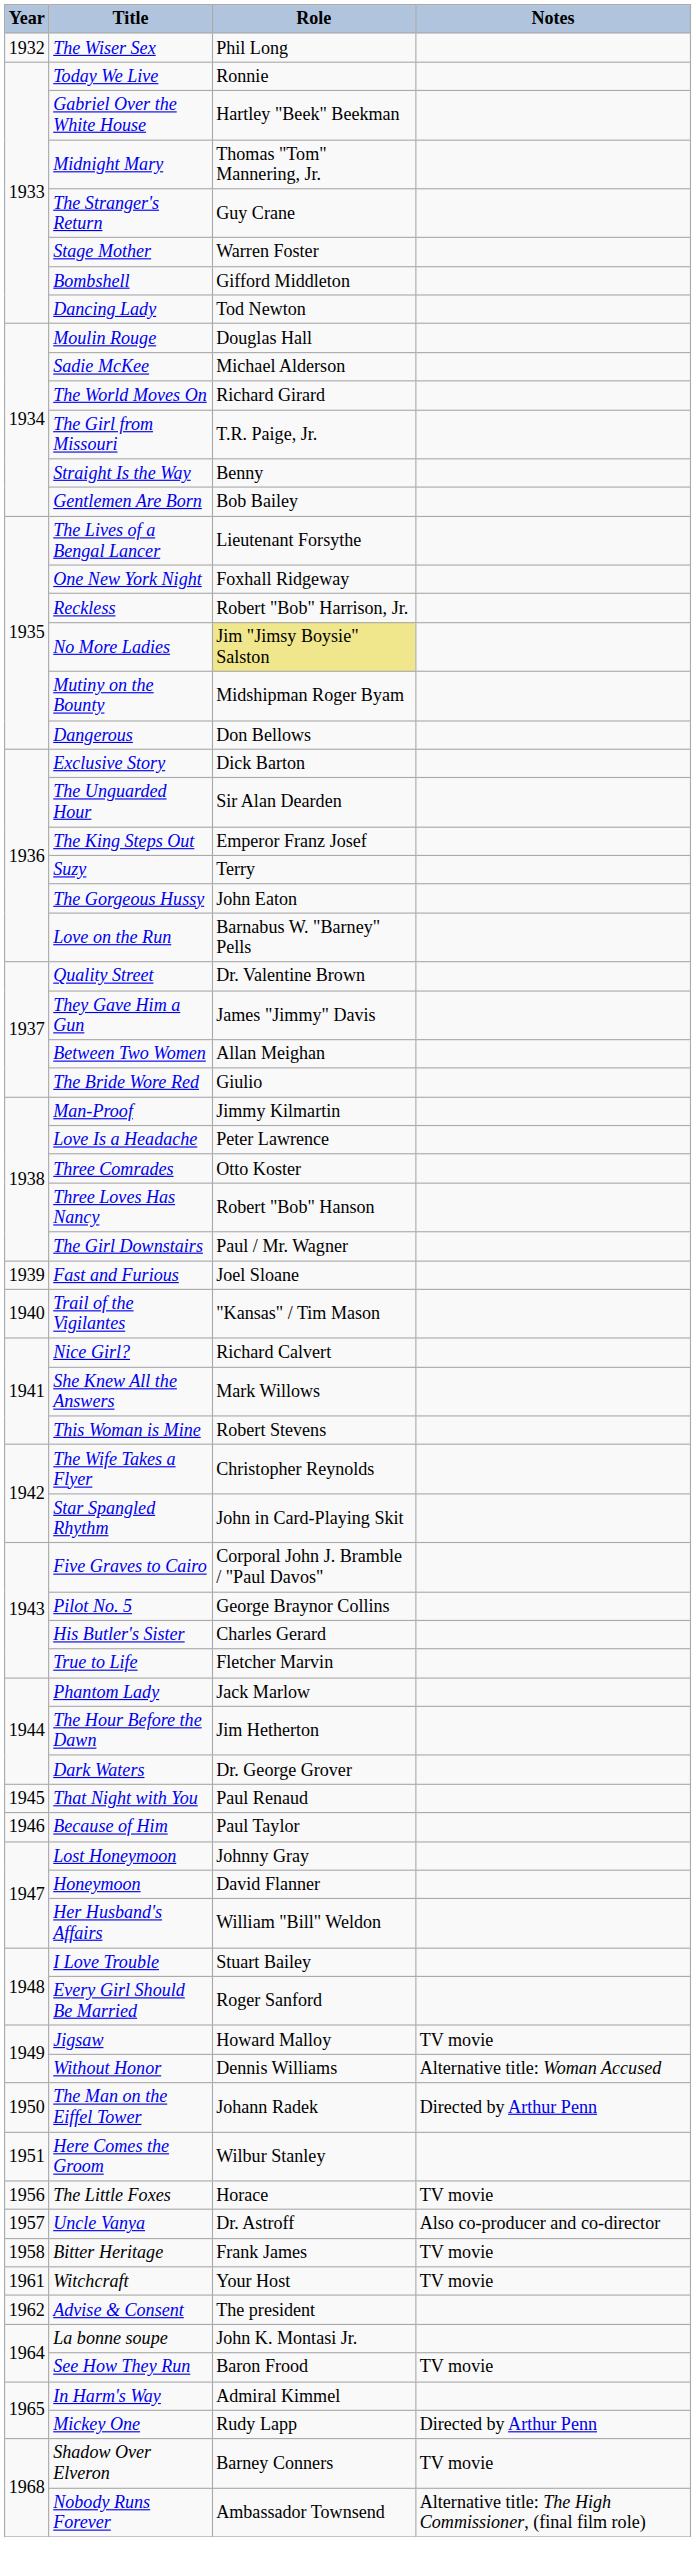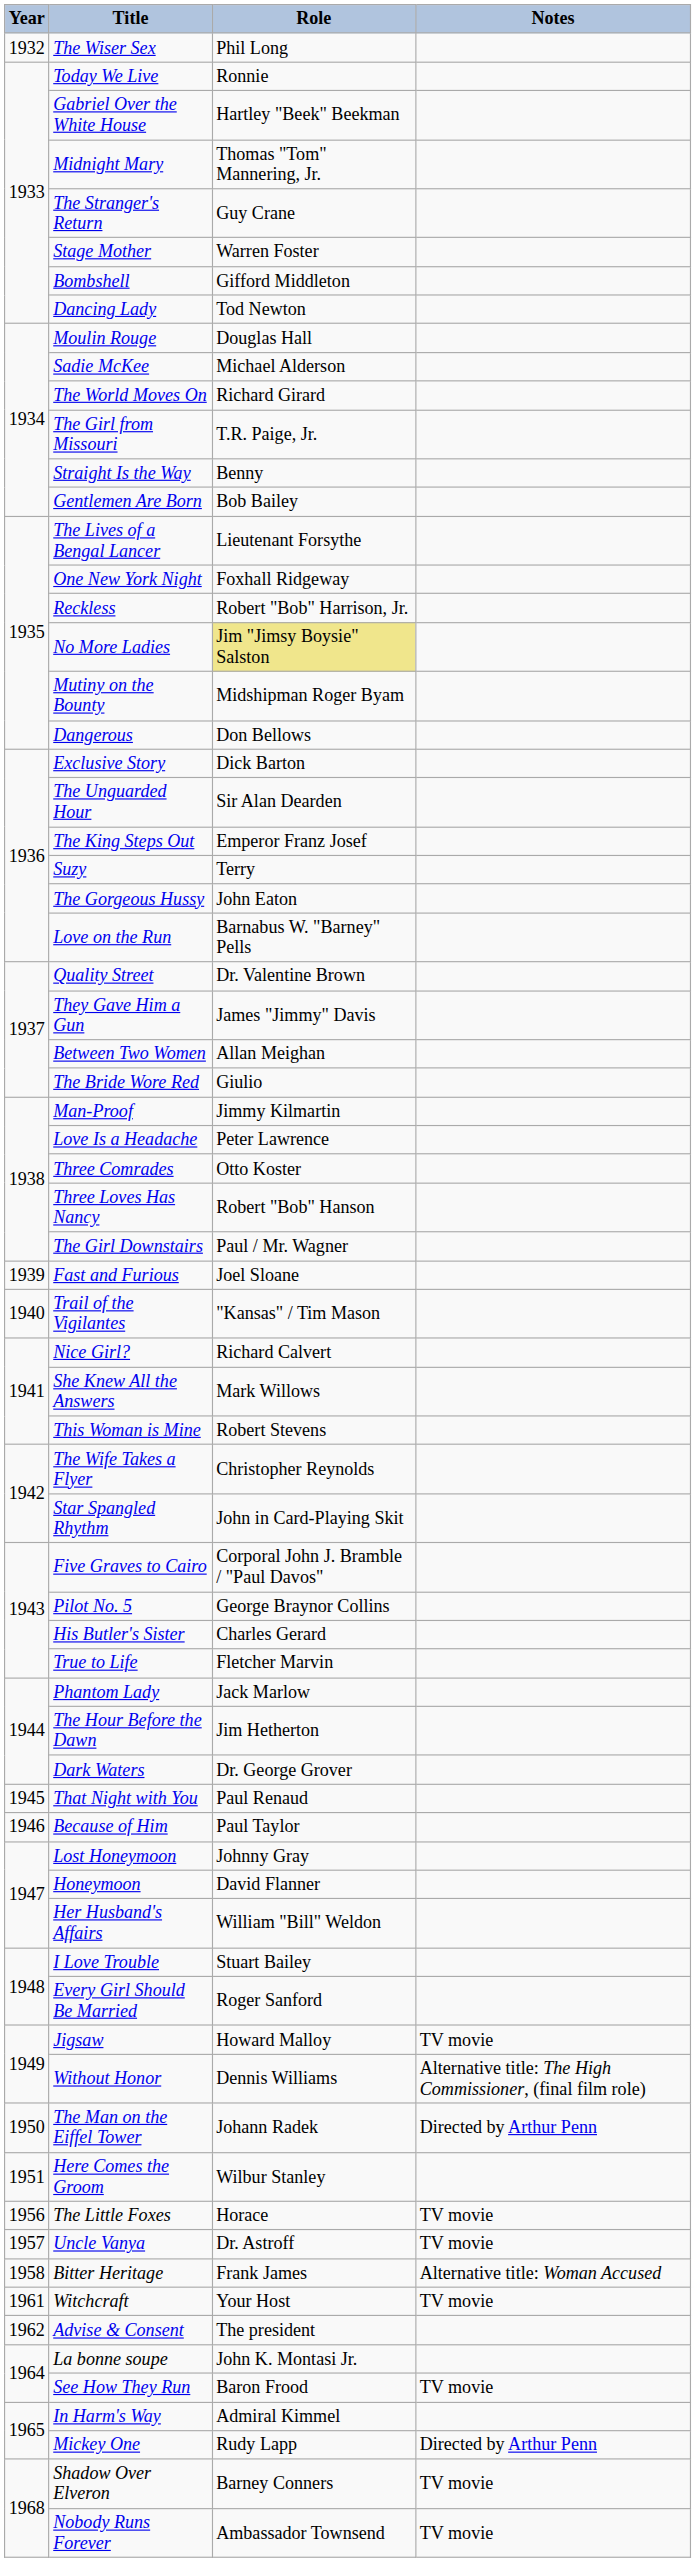(540, 2068) Alternative title: Woman Accused -> (533, 2078) Alternative title: The High Commissioner, (final film role)
(540, 2223) Also co-producer and co-director -> (456, 2244) TV movie
(456, 2252) TV movie -> (540, 2272) Alternative title: Woman Accused
(533, 2512) Alternative title: The High Commissioner, (final film role) -> (456, 2532) TV movie
